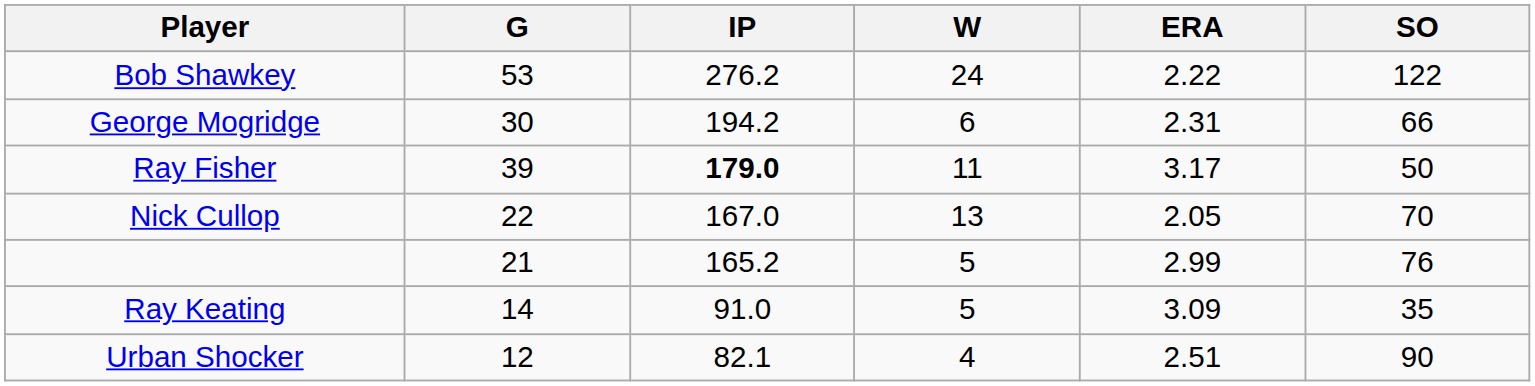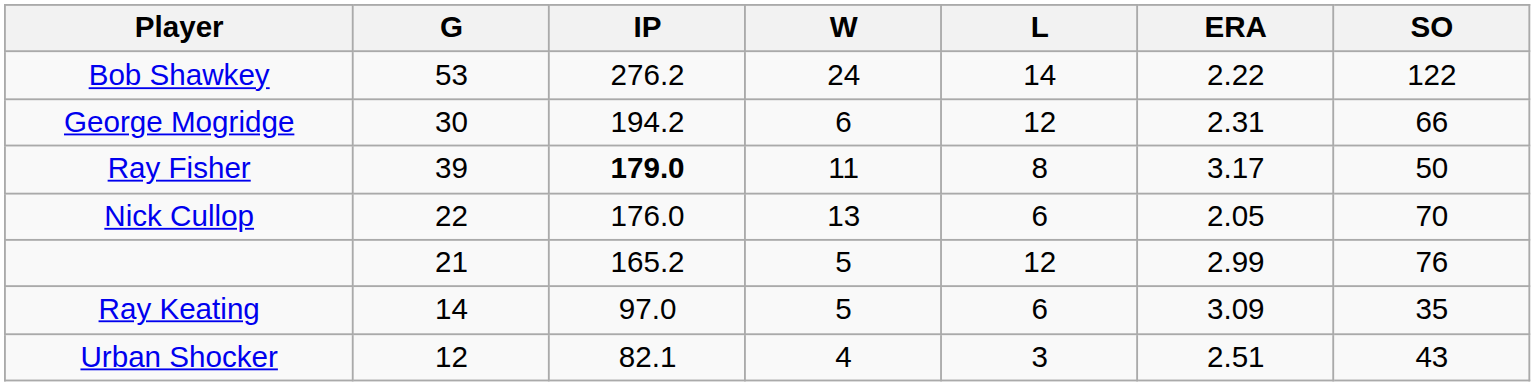+ column: (1040, 27)
(742, 215) 167.0 -> (648, 215) 176.0
(742, 309) 91.0 -> (648, 309) 97.0
(1417, 356) 90 -> (1432, 356) 43
